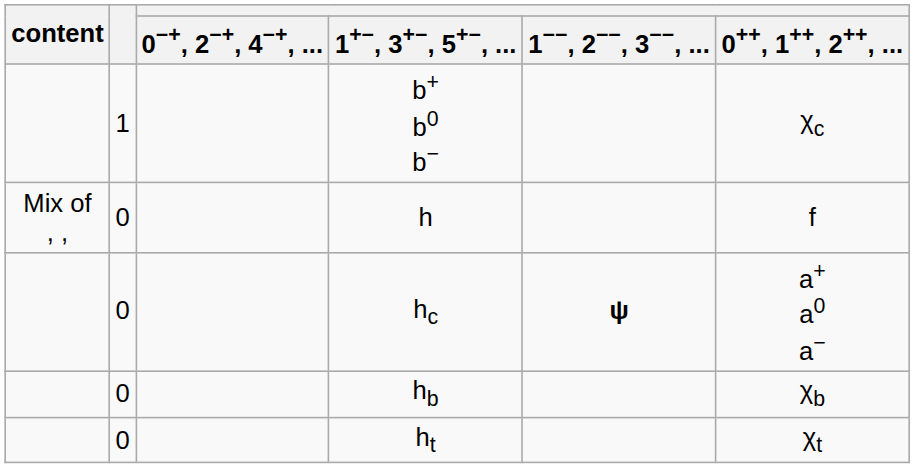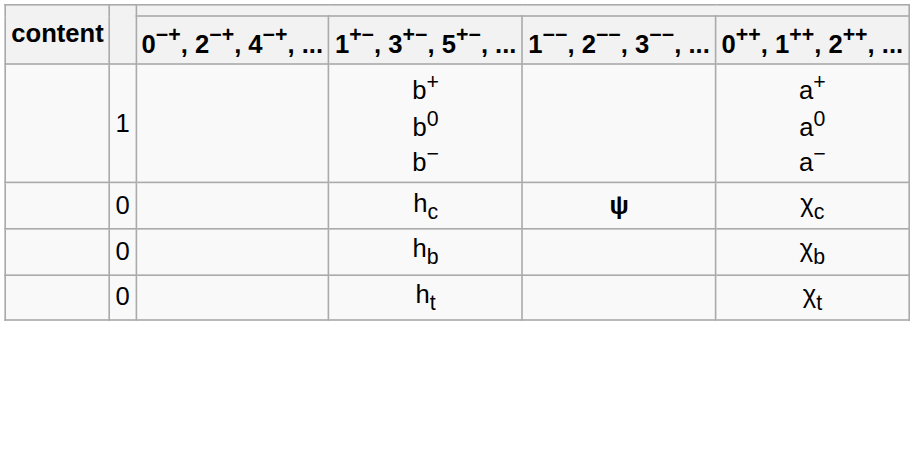(812, 124) χc -> (812, 123) a+ a0 a−
- row: (426, 217)
(812, 311) a+ a0 a− -> (812, 206) χc
